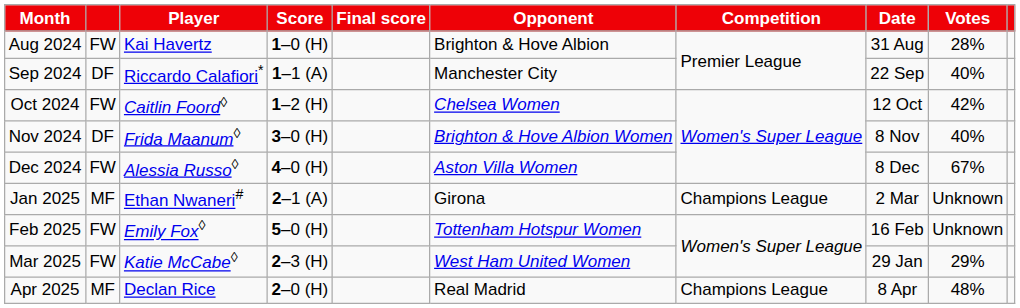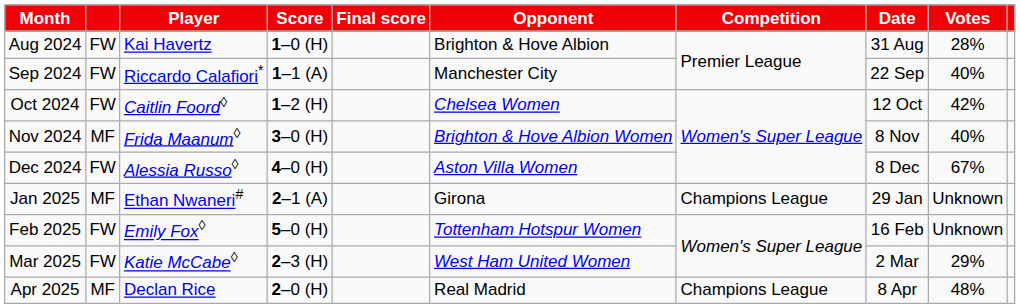(103, 73) DF -> (103, 73) FW
(103, 136) DF -> (103, 136) MF
(897, 198) 2 Mar -> (897, 198) 29 Jan
(897, 261) 29 Jan -> (897, 261) 2 Mar
